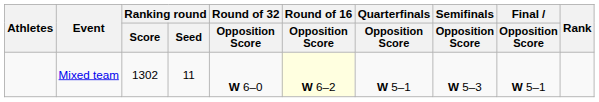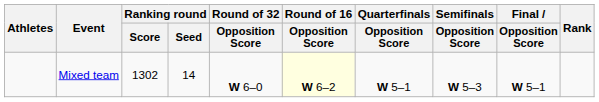(189, 75) 11 -> (189, 75) 14
